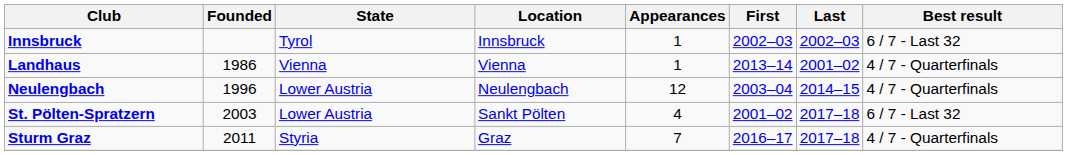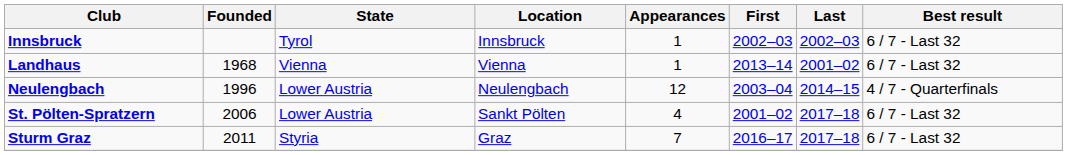(240, 65) 1986 -> (240, 65) 1968
(932, 65) 4 / 7 - Quarterfinals -> (913, 65) 6 / 7 - Last 32
(240, 114) 2003 -> (240, 114) 2006
(932, 138) 4 / 7 - Quarterfinals -> (913, 138) 6 / 7 - Last 32
